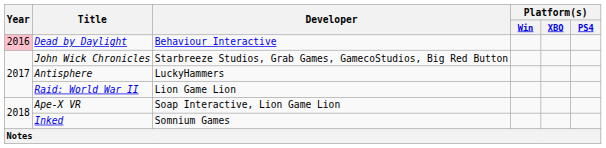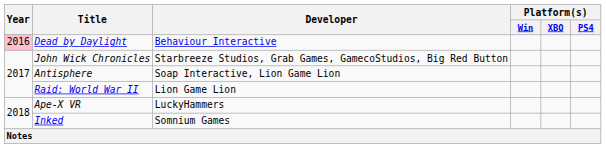(190, 74) LuckyHammers -> (248, 74) Soap Interactive, Lion Game Lion
(248, 105) Soap Interactive, Lion Game Lion -> (190, 105) LuckyHammers
